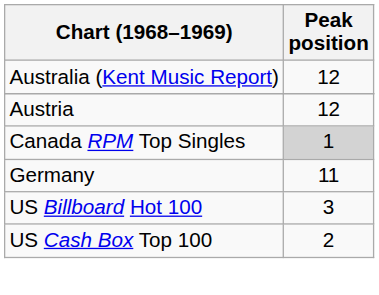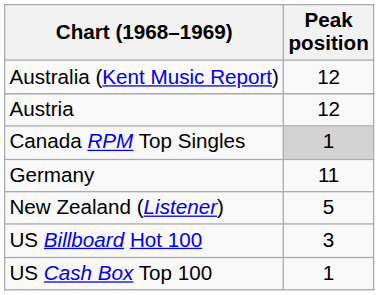+ row: (117, 207)
(329, 240) 2 -> (329, 273) 1
